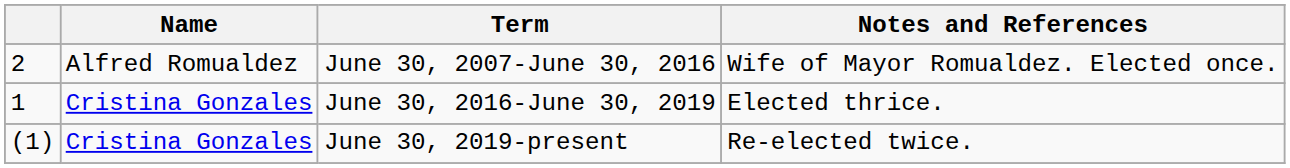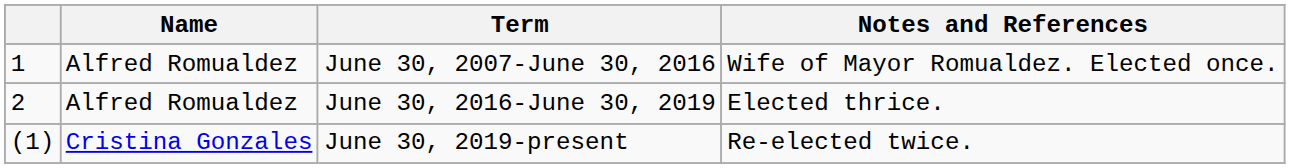(18, 64) 2 -> (18, 64) 1
(18, 103) 1 -> (18, 103) 2
(189, 103) Cristina Gonzales -> (182, 103) Alfred Romualdez
